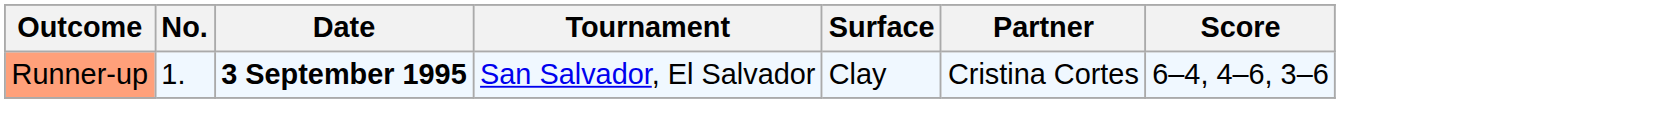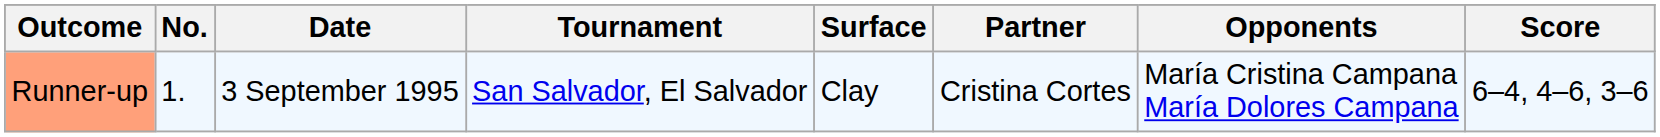+ column: (1301, 27)
(344, 74) bold -> (340, 91) normal
